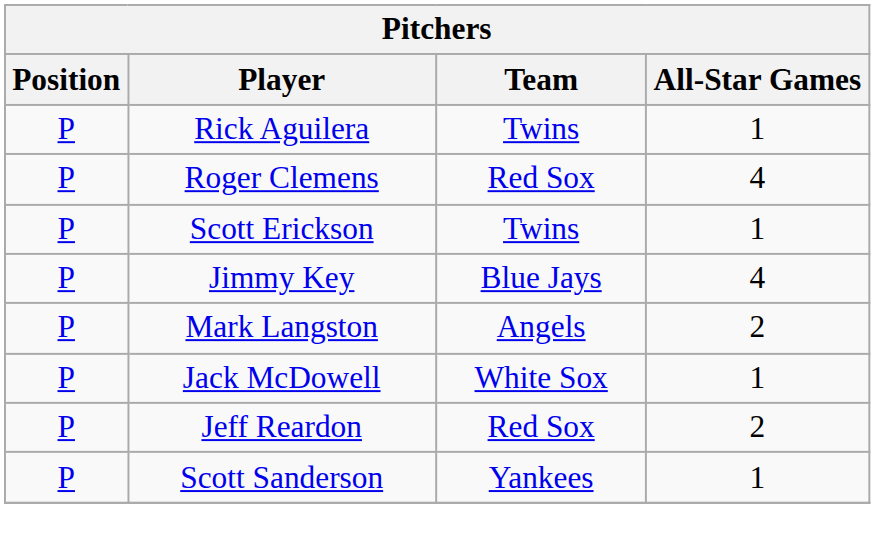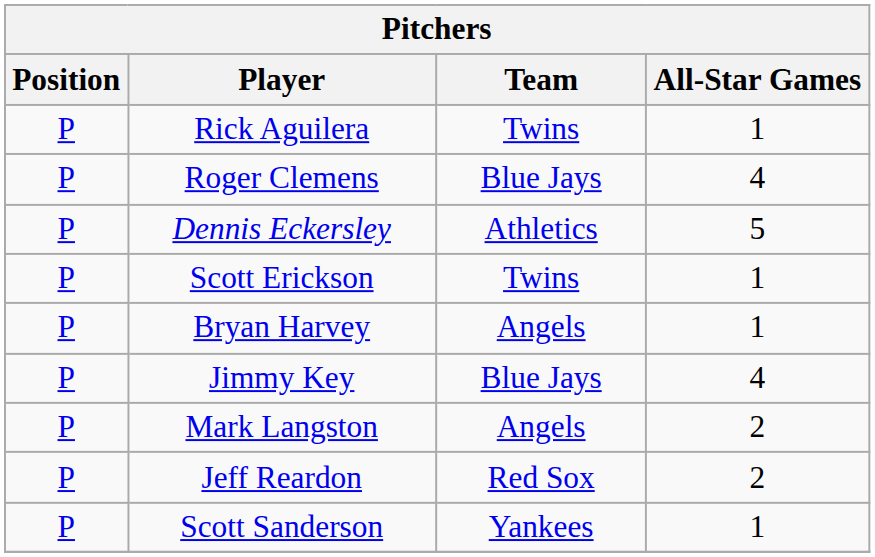(541, 178) Red Sox -> (541, 178) Blue Jays
+ row: (282, 228)
+ row: (282, 327)
- row: (282, 377)
